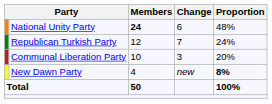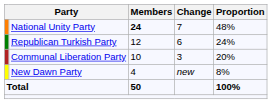(179, 27) 6 -> (179, 27) 7
(179, 42) 7 -> (179, 42) 6
(223, 72) bold -> (223, 72) normal
